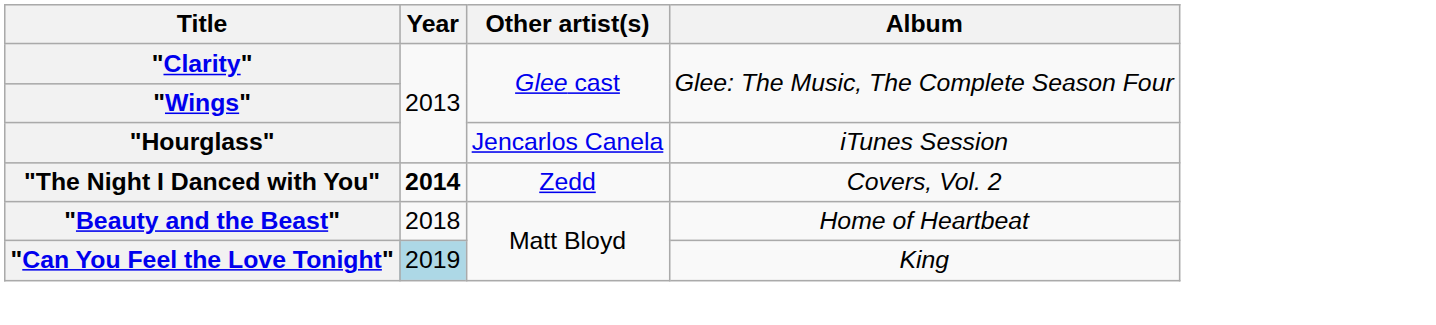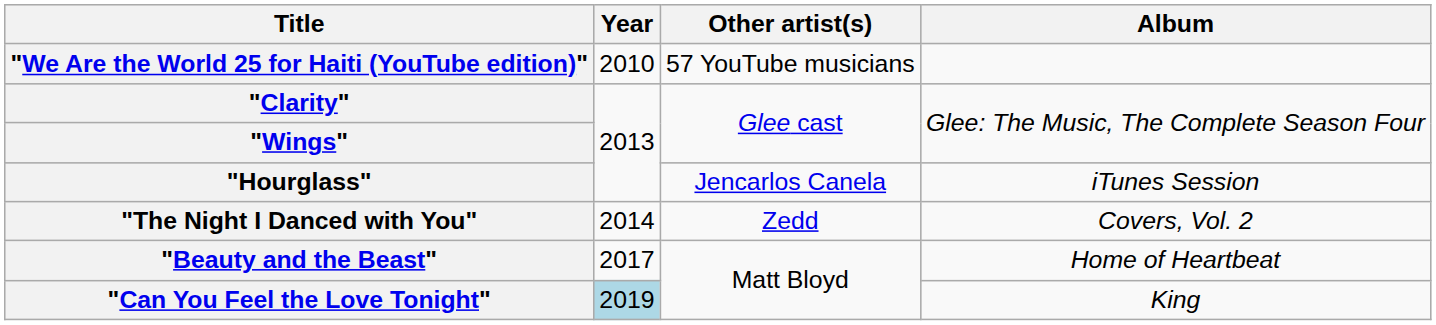+ row: (299, 63)
(433, 181) bold -> (627, 220) normal
(433, 220) 2018 -> (627, 260) 2017
